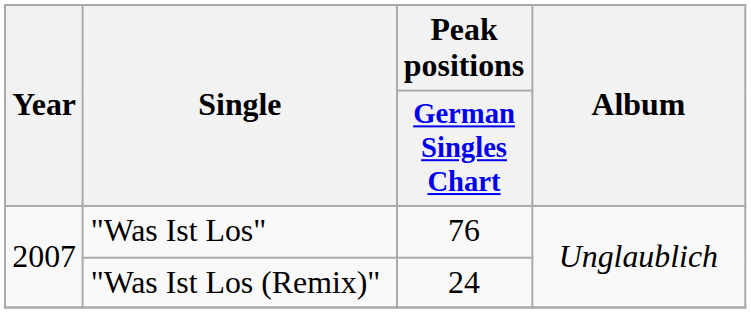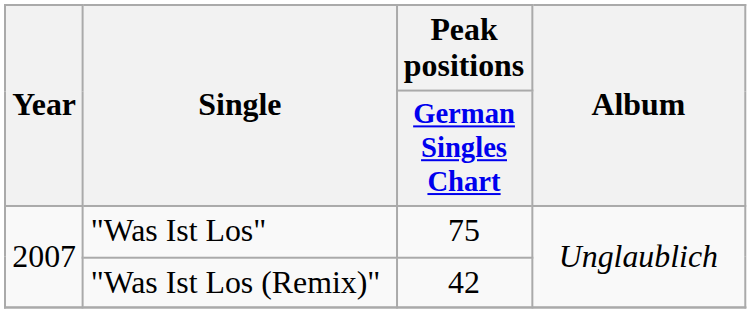(464, 230) 76 -> (464, 230) 75
(464, 281) 24 -> (464, 281) 42
